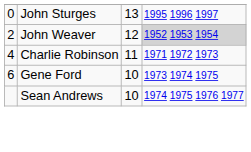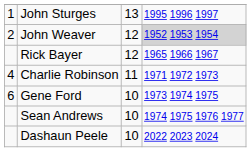(11, 14) 0 -> (11, 14) 1
+ row: (51, 55)
+ row: (64, 136)
